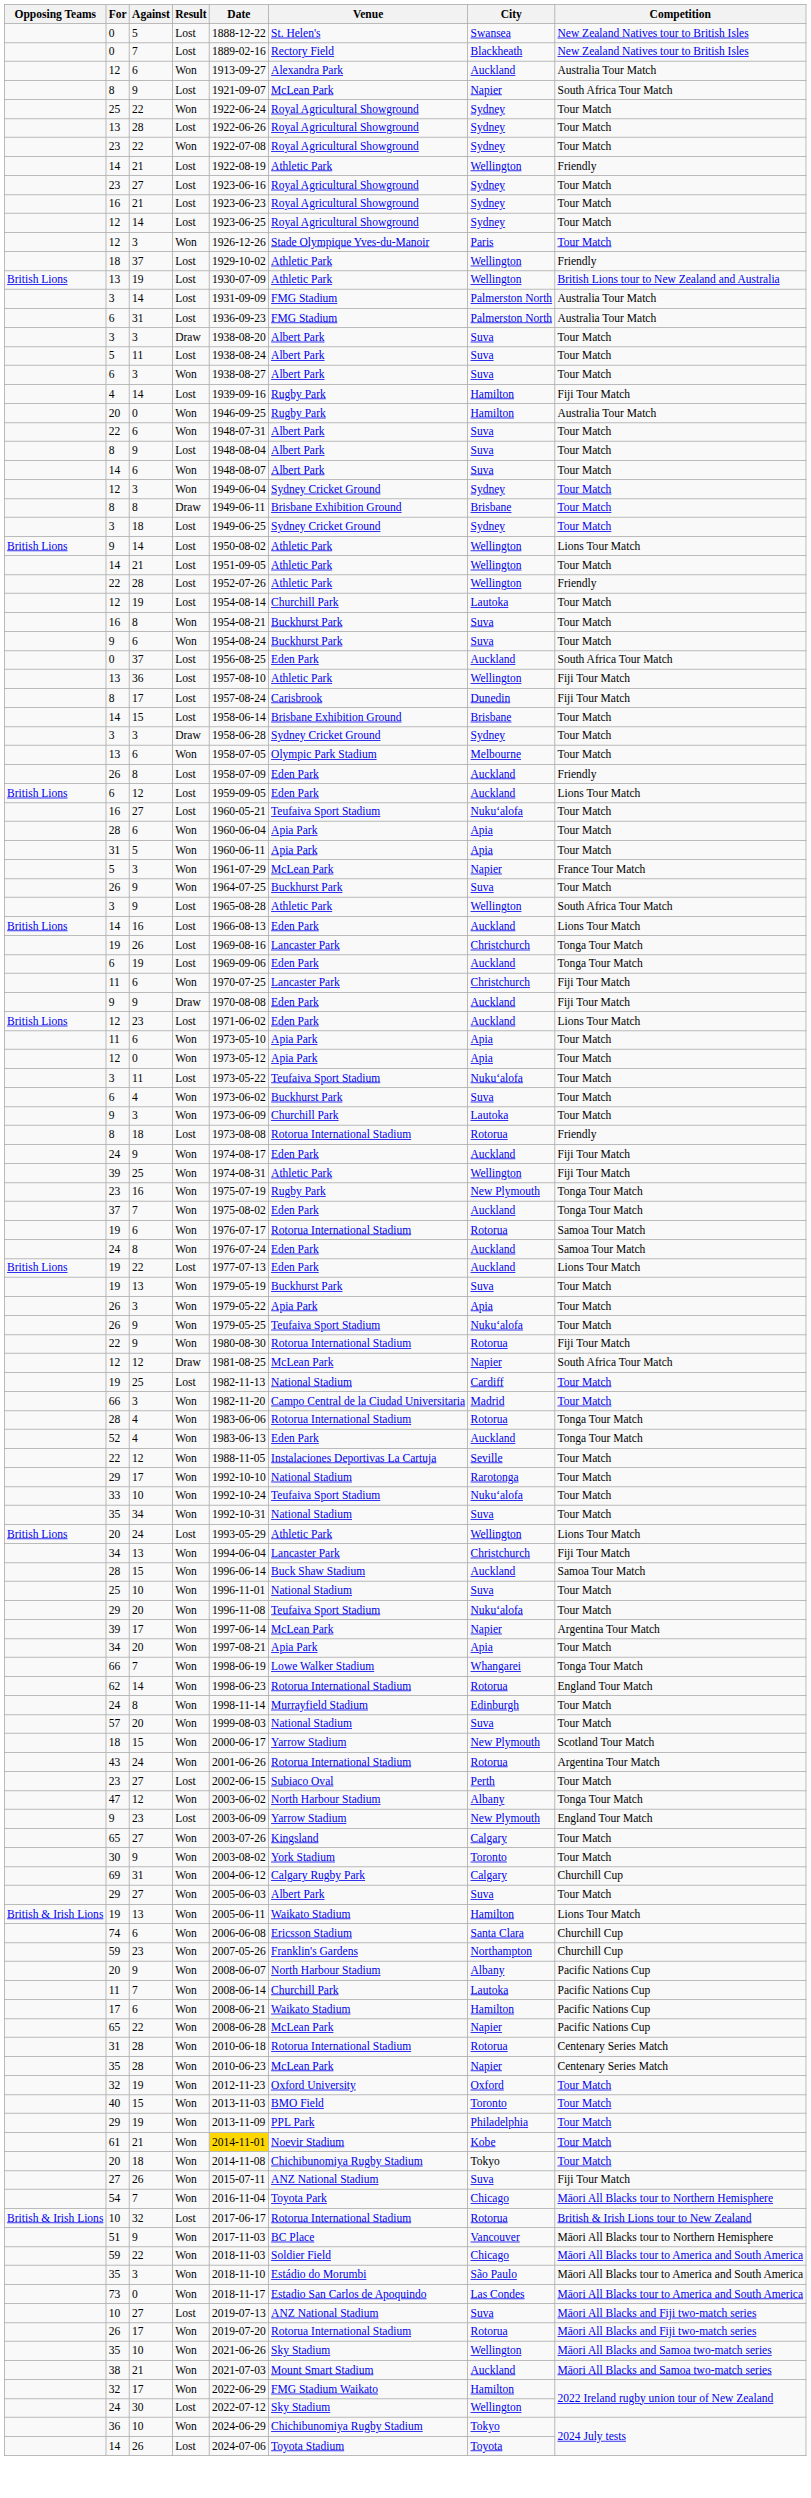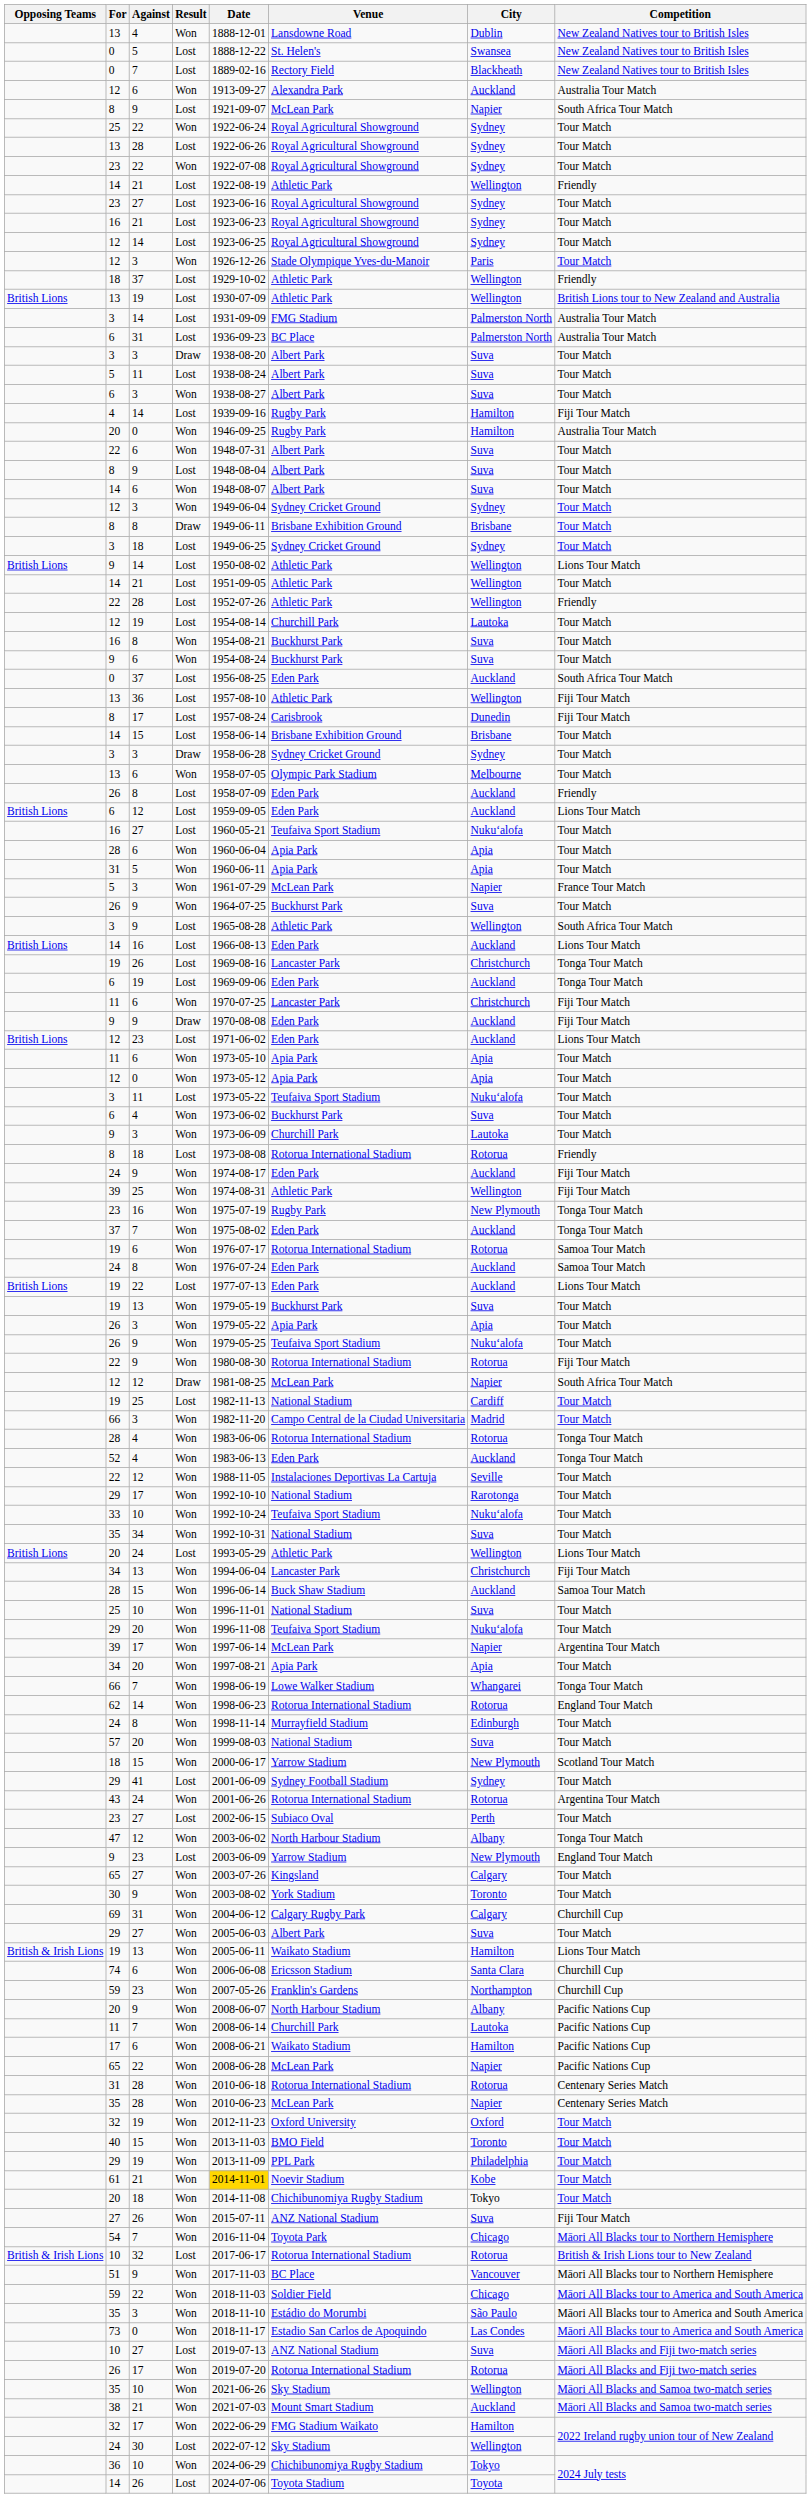+ row: (115, 33)
(304, 318) FMG Stadium -> (293, 337) BC Place
+ row: (115, 1781)
